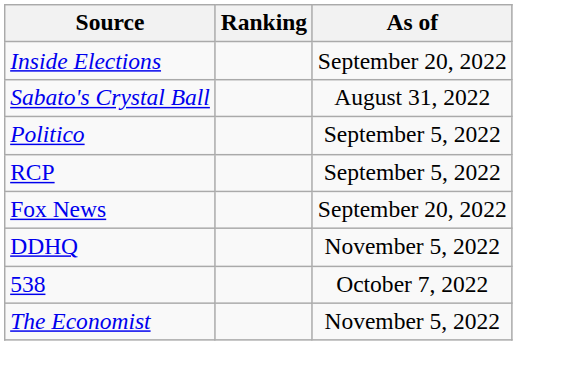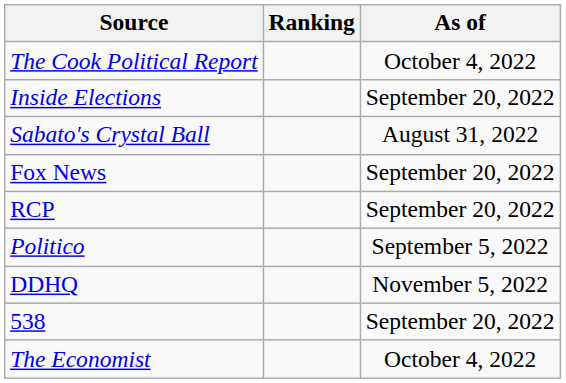+ row: (134, 60)
rows swapped: (47, 135) <-> (58, 209)
(412, 172) September 5, 2022 -> (460, 209) September 20, 2022
(412, 284) October 7, 2022 -> (460, 321) September 20, 2022
(412, 321) November 5, 2022 -> (460, 358) October 4, 2022
